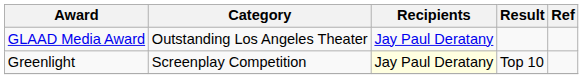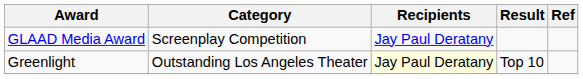(260, 39) Outstanding Los Angeles Theater -> (229, 39) Screenplay Competition
(229, 62) Screenplay Competition -> (260, 62) Outstanding Los Angeles Theater
